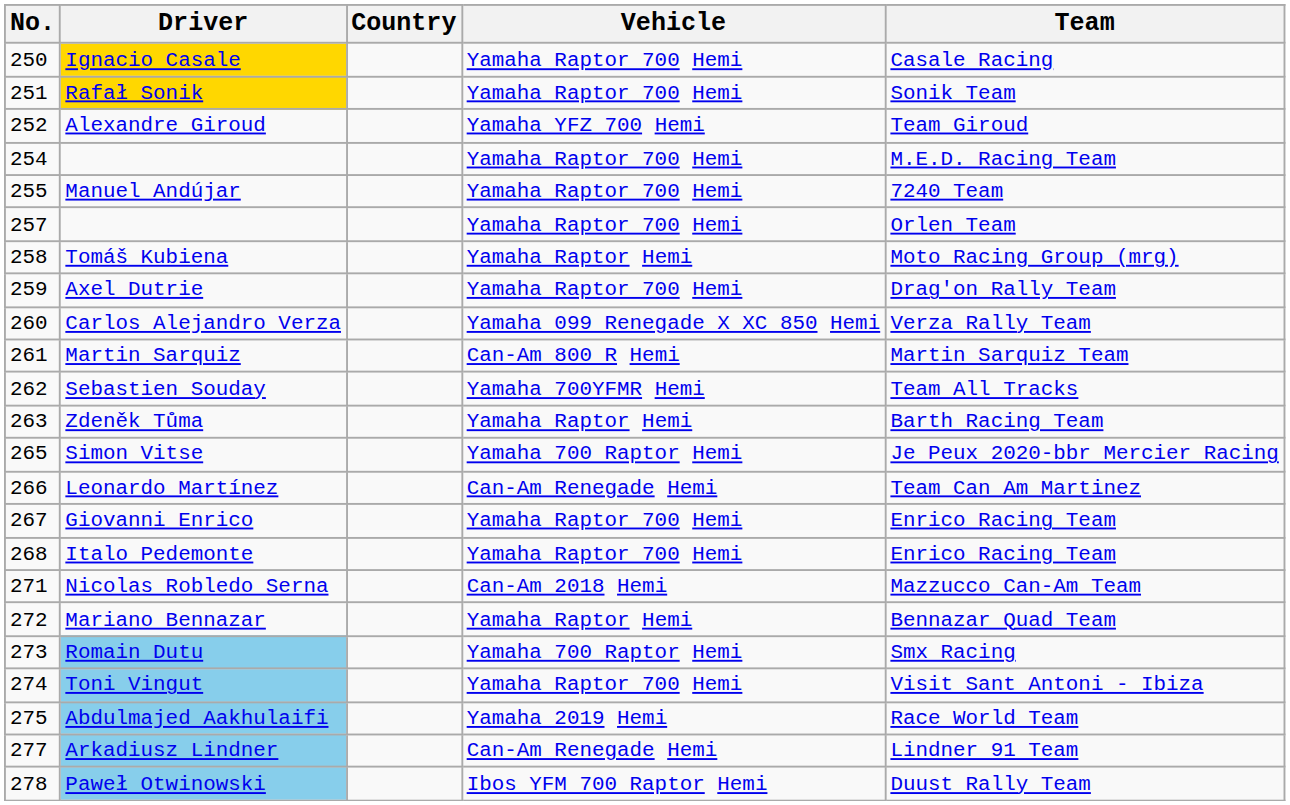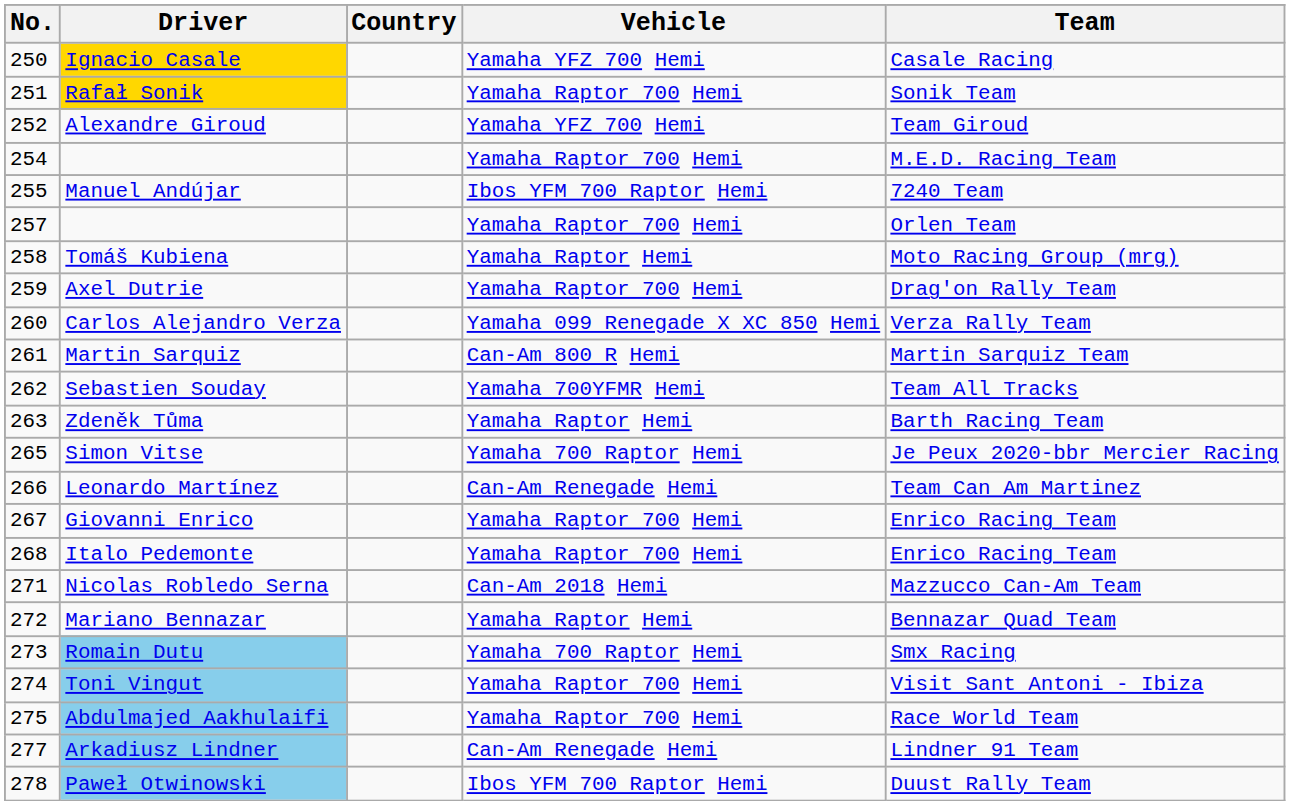(605, 60) Yamaha Raptor 700 Hemi -> (586, 60) Yamaha YFZ 700 Hemi
(605, 192) Yamaha Raptor 700 Hemi -> (617, 192) Ibos YFM 700 Raptor Hemi
(567, 718) Yamaha 2019 Hemi -> (605, 718) Yamaha Raptor 700 Hemi
